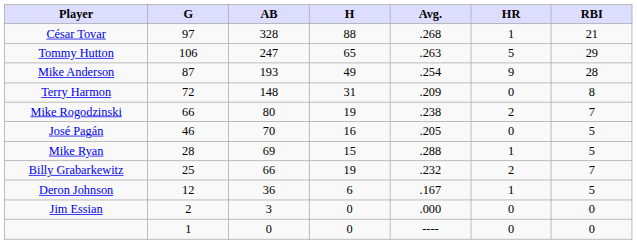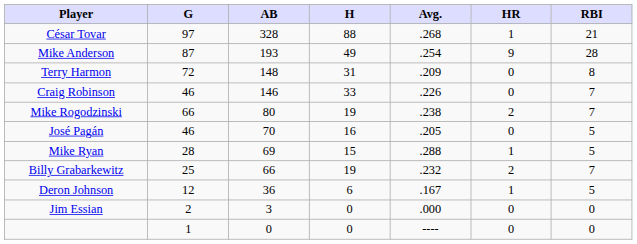- row: (76, 53)
+ row: (76, 92)
